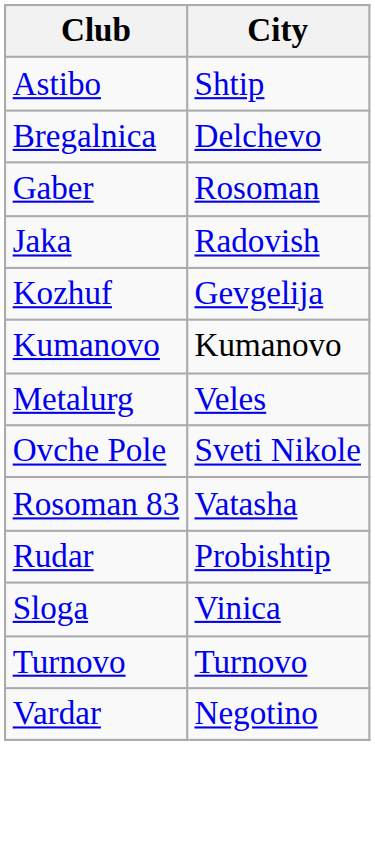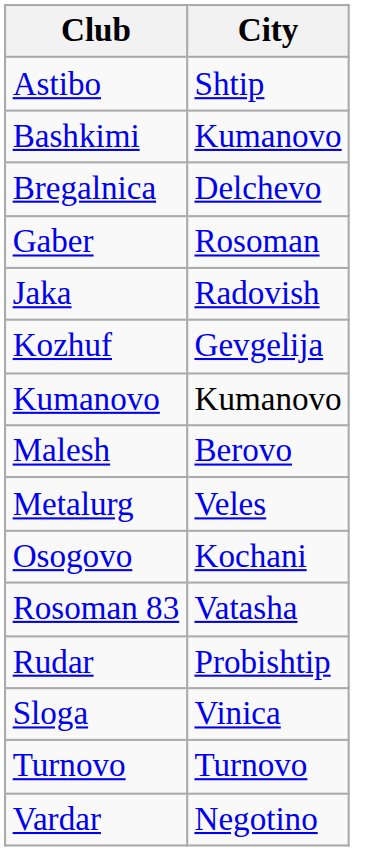+ row: (76, 135)
+ row: (61, 450)
+ row: (72, 556)
- row: (89, 450)
